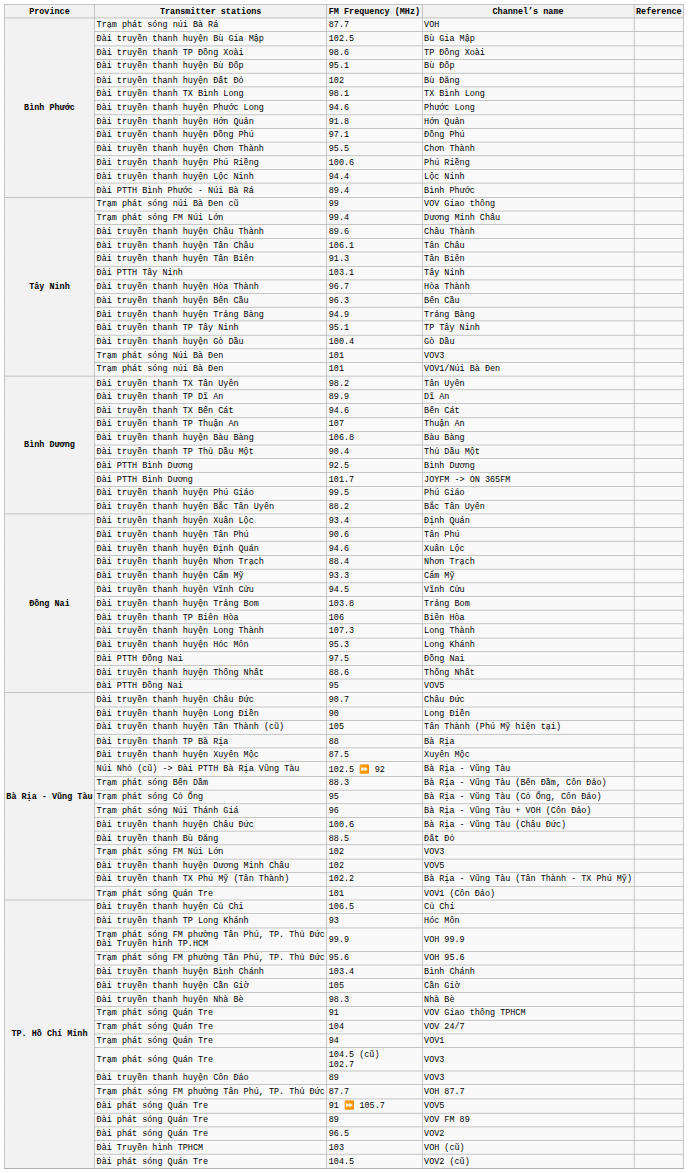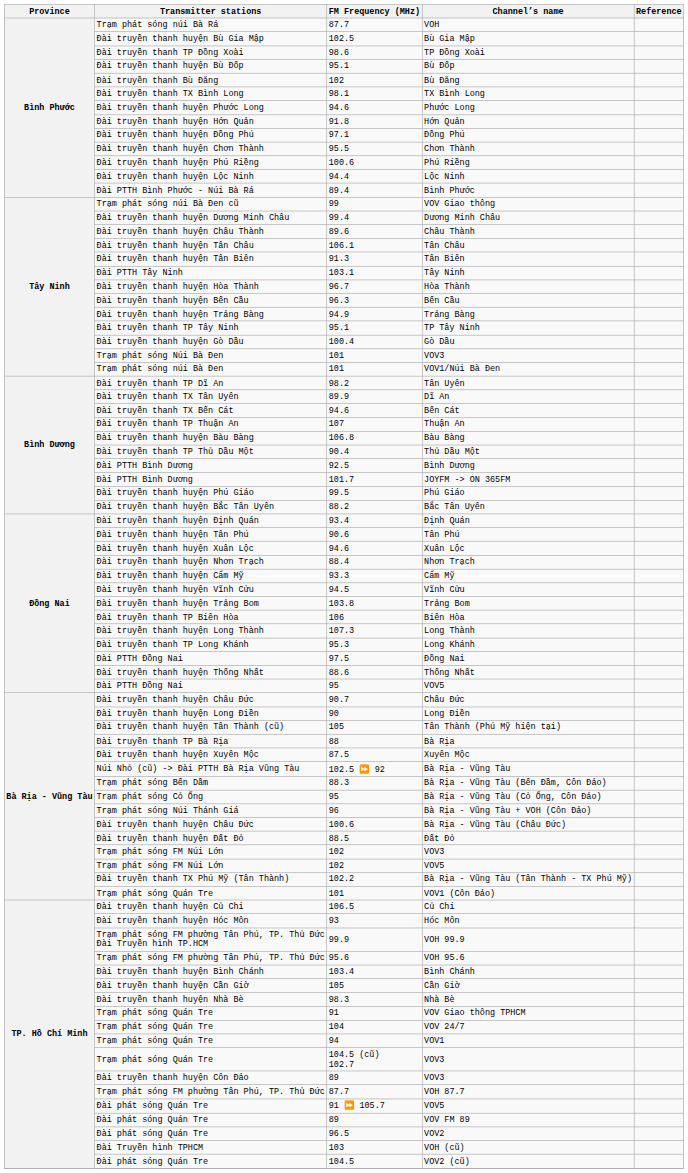(170, 80) Đài truyền thanh huyện Đất Đỏ -> (157, 80) Đài truyền thanh Bù Đăng
(160, 218) Trạm phát sóng FM Núi Lớn -> (193, 218) Đài truyền thanh huyện Dương Minh Châu
(168, 383) Đài truyền thanh TX Tân Uyên -> (160, 383) Đài truyền thanh TP Dĩ An
(160, 397) Đài truyền thanh TP Dĩ An -> (168, 397) Đài truyền thanh TX Tân Uyên
(175, 521) Đài truyền thanh huyện Xuân Lộc -> (178, 521) Đài truyền thanh huyện Định Quán
(178, 548) Đài truyền thanh huyện Định Quán -> (175, 548) Đài truyền thanh huyện Xuân Lộc
(173, 645) Đài truyền thanh huyện Hóc Môn -> (173, 645) Đài truyền thanh TP Long Khánh
(157, 838) Đài truyền thanh Bù Đăng -> (170, 838) Đài truyền thanh huyện Đất Đỏ
(193, 866) Đài truyền thanh huyện Dương Minh Châu -> (160, 866) Trạm phát sóng FM Núi Lớn
(173, 921) Đài truyền thanh TP Long Khánh -> (173, 921) Đài truyền thanh huyện Hóc Môn
